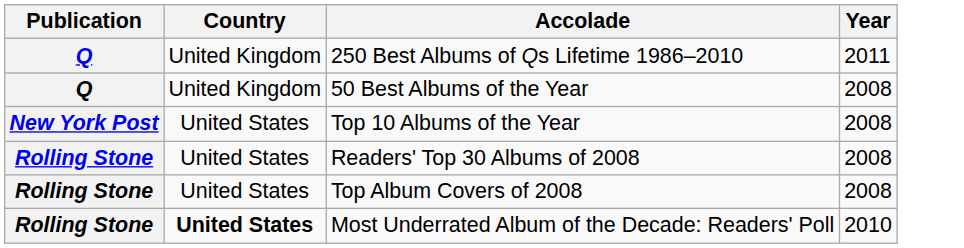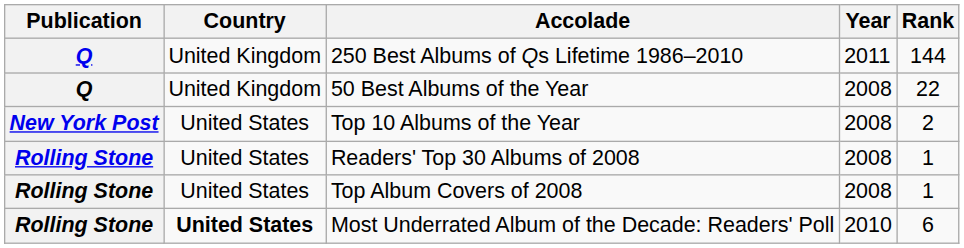+ column: (928, 21)
